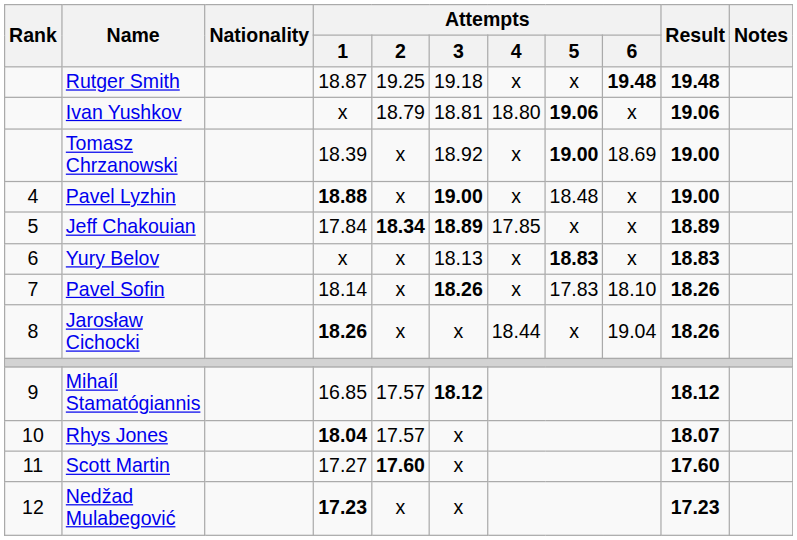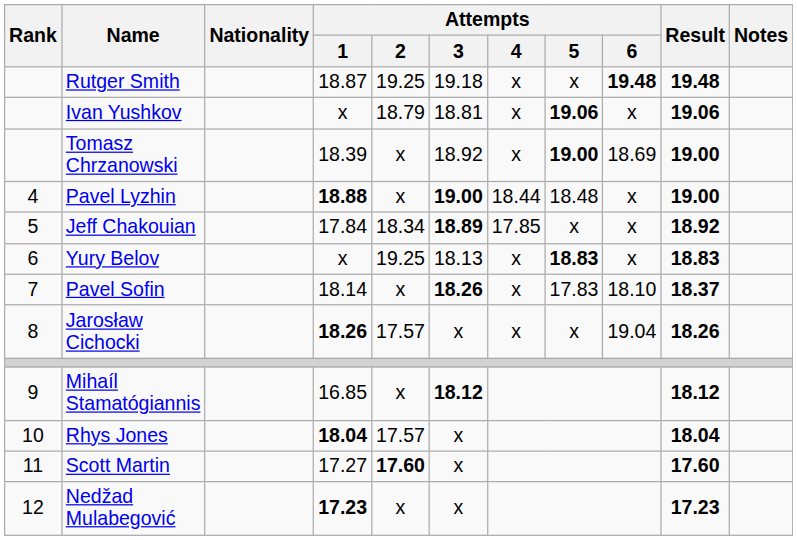(516, 112) 18.80 -> (516, 112) x
(516, 196) x -> (516, 196) 18.44
(400, 227) bold -> (400, 227) normal
(695, 227) 18.89 -> (695, 227) 18.92
(400, 258) x -> (400, 258) 19.25
(695, 289) 18.26 -> (695, 289) 18.37
(400, 331) x -> (400, 331) 17.57
(516, 331) 18.44 -> (516, 331) x
(400, 393) 17.57 -> (400, 393) x
(695, 435) 18.07 -> (695, 435) 18.04
